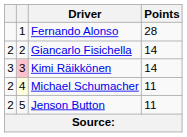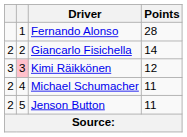(151, 68) 14 -> (151, 68) 12
(22, 86) lightyellow background -> (22, 86) no background
